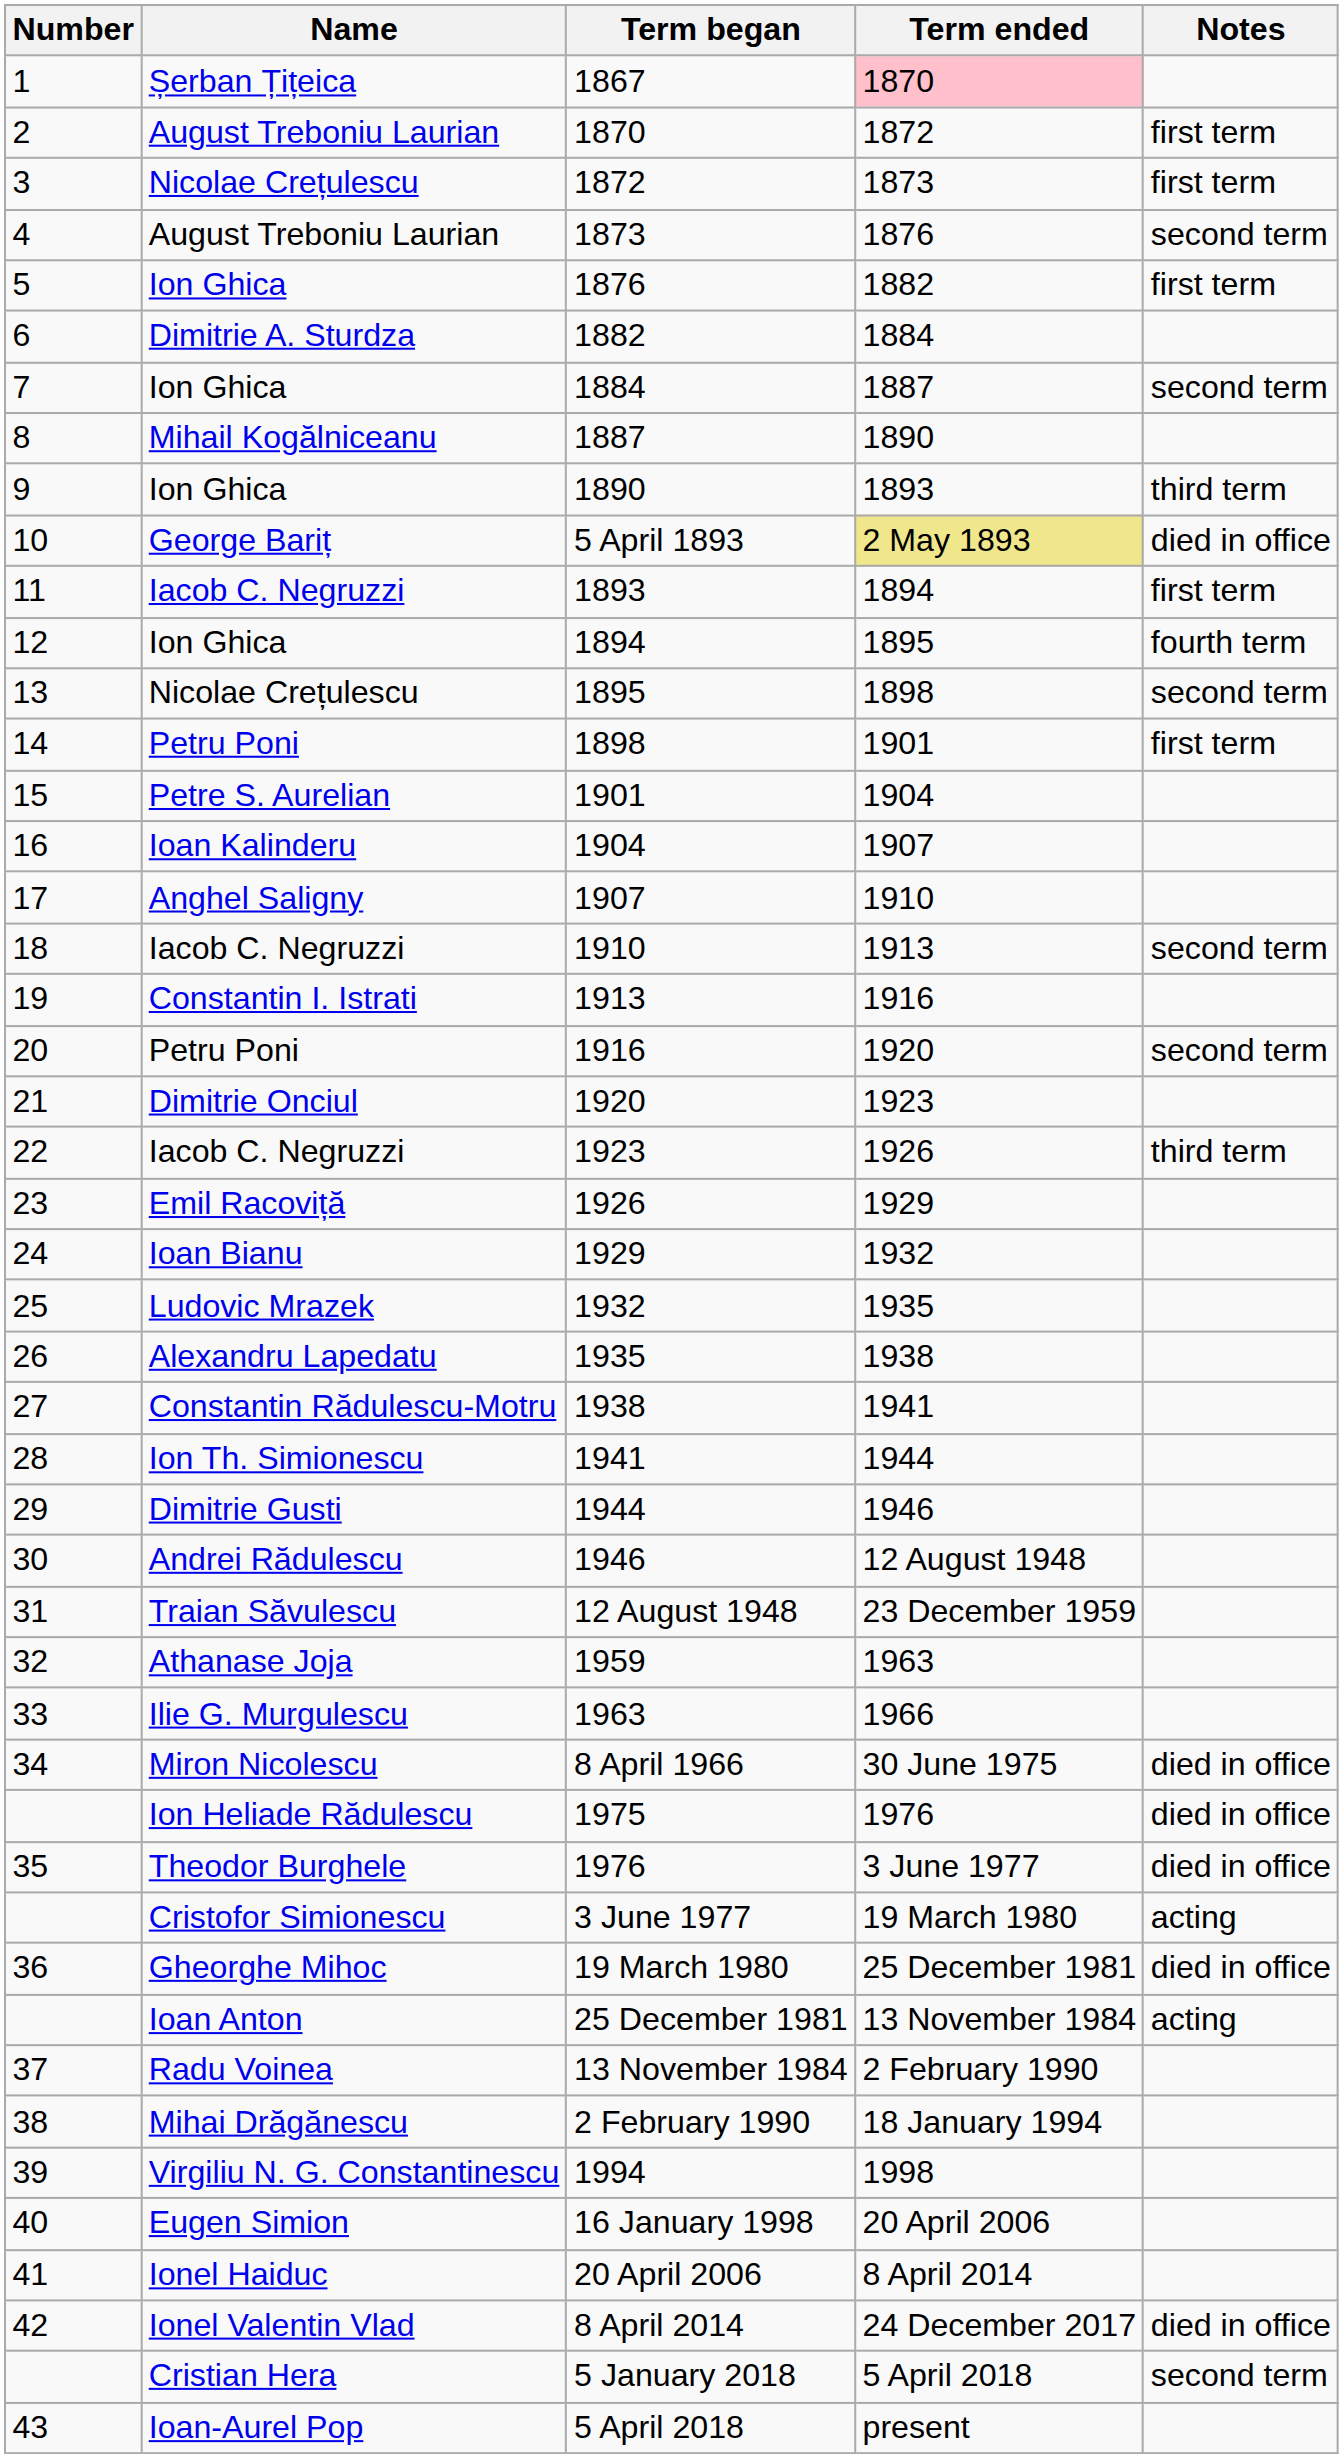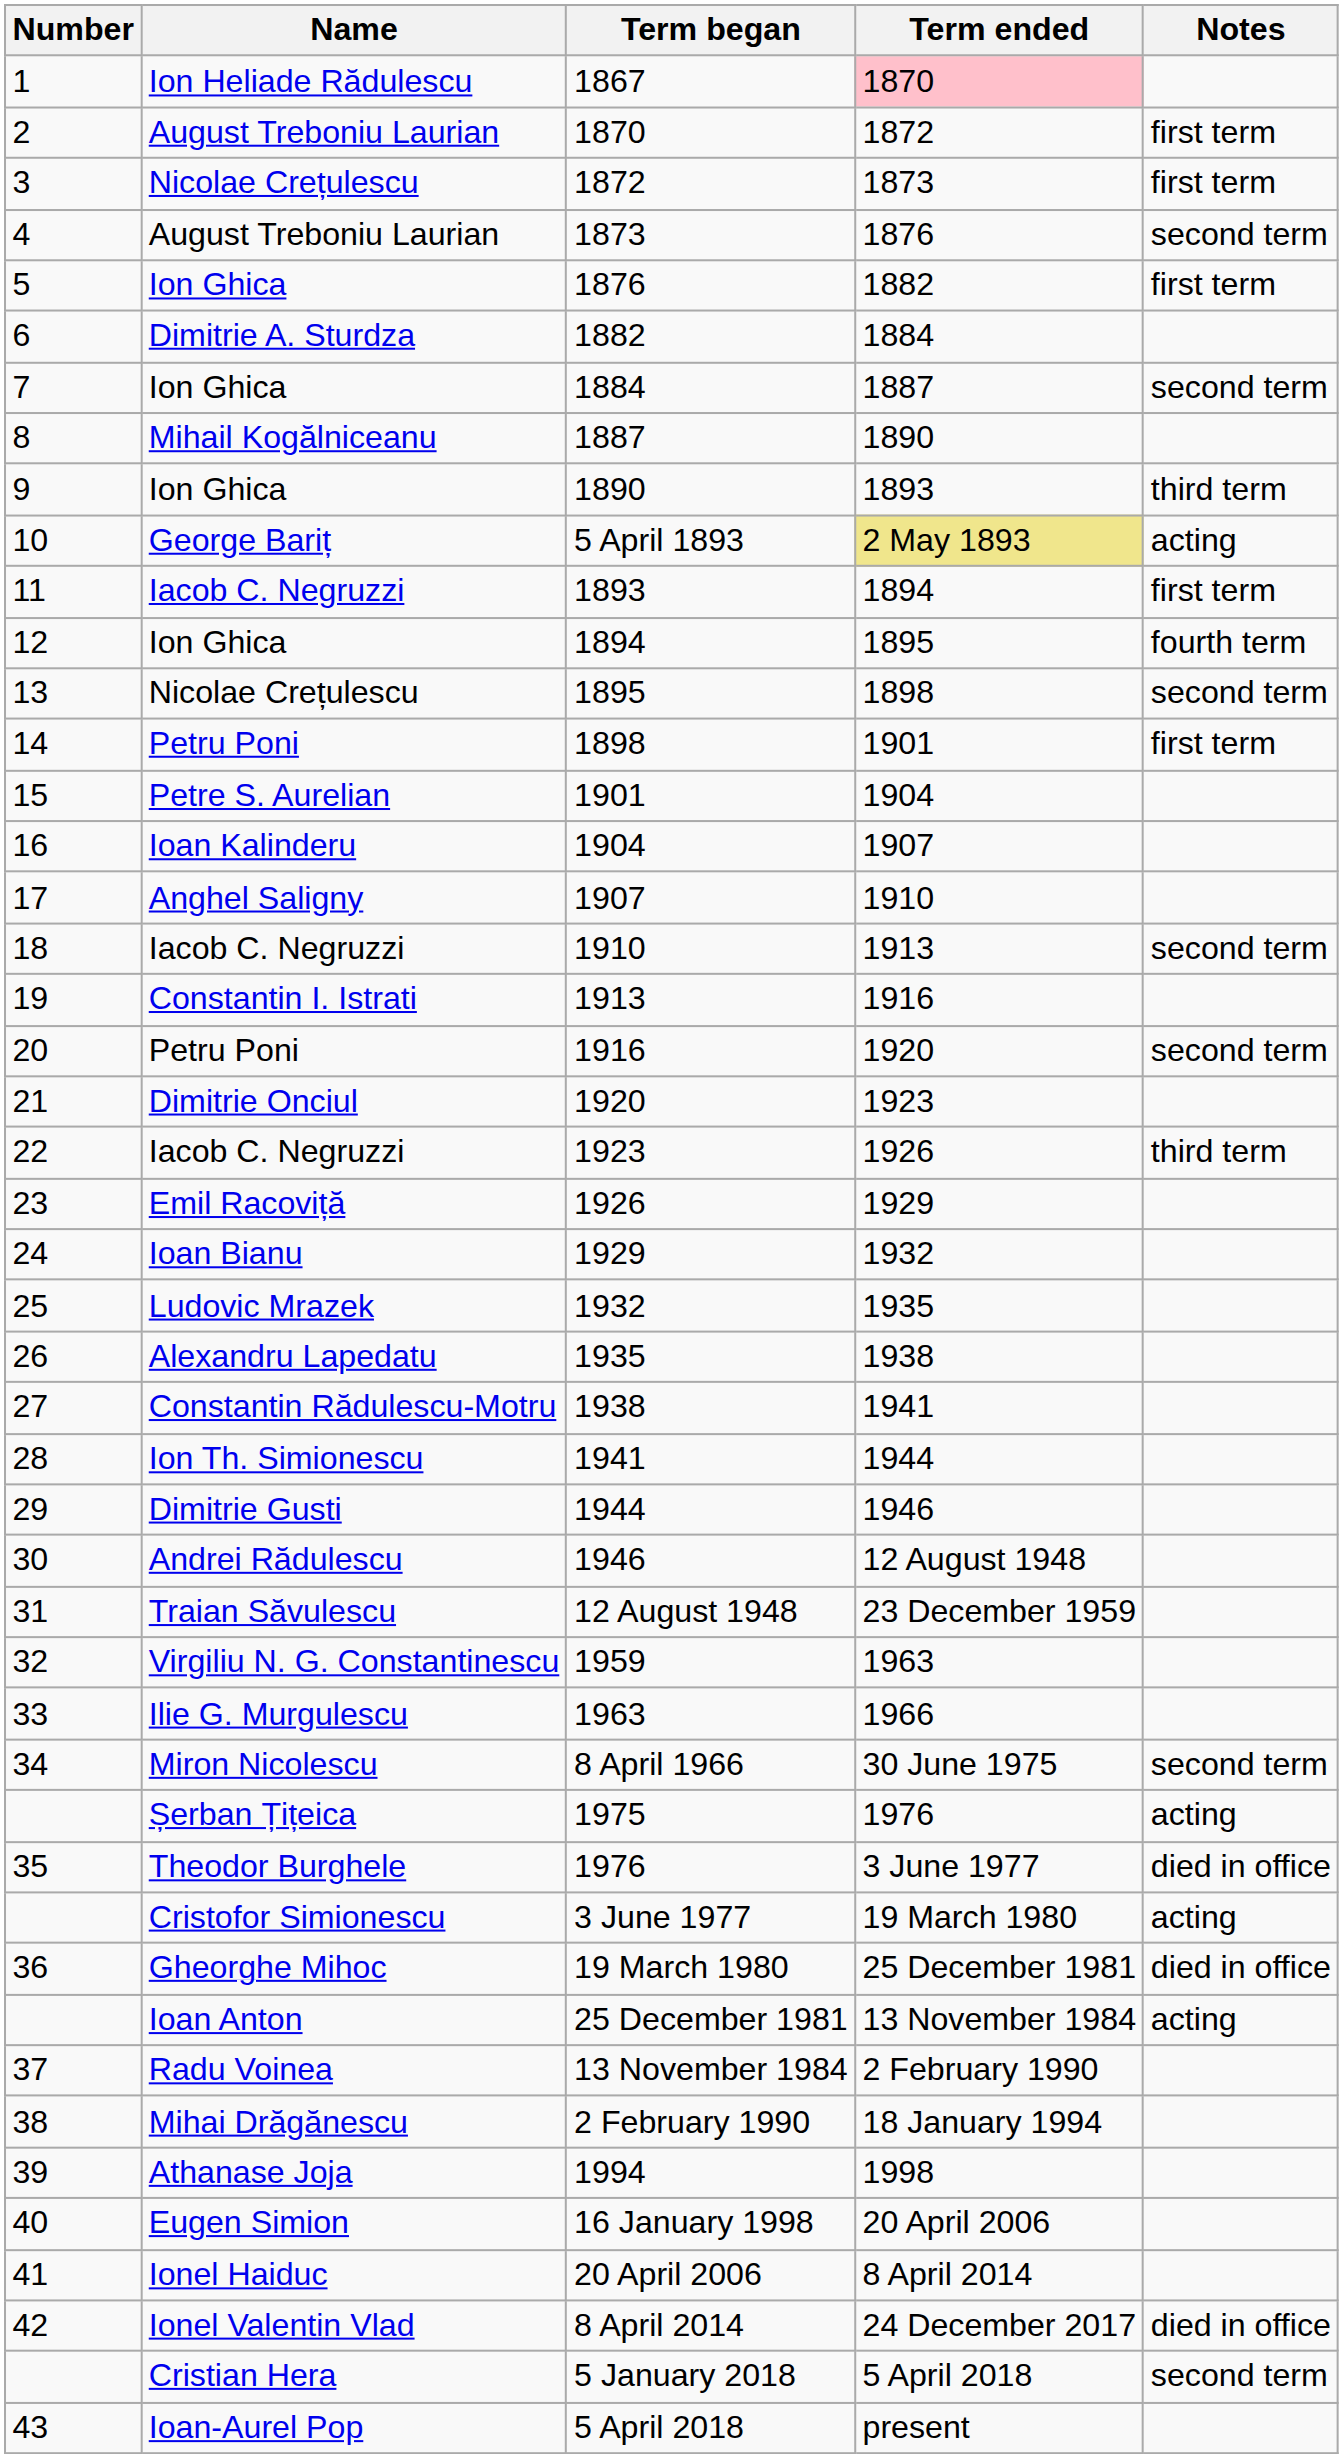(252, 81) Șerban Țițeica -> (311, 81) Ion Heliade Rădulescu
(1241, 540) died in office -> (1194, 540) acting
(251, 1662) Athanase Joja -> (354, 1662) Virgiliu N. G. Constantinescu
(1241, 1764) died in office -> (1239, 1764) second term
(311, 1815) Ion Heliade Rădulescu -> (252, 1815) Șerban Țițeica
(1241, 1815) died in office -> (1194, 1815) acting
(354, 2172) Virgiliu N. G. Constantinescu -> (251, 2172) Athanase Joja
